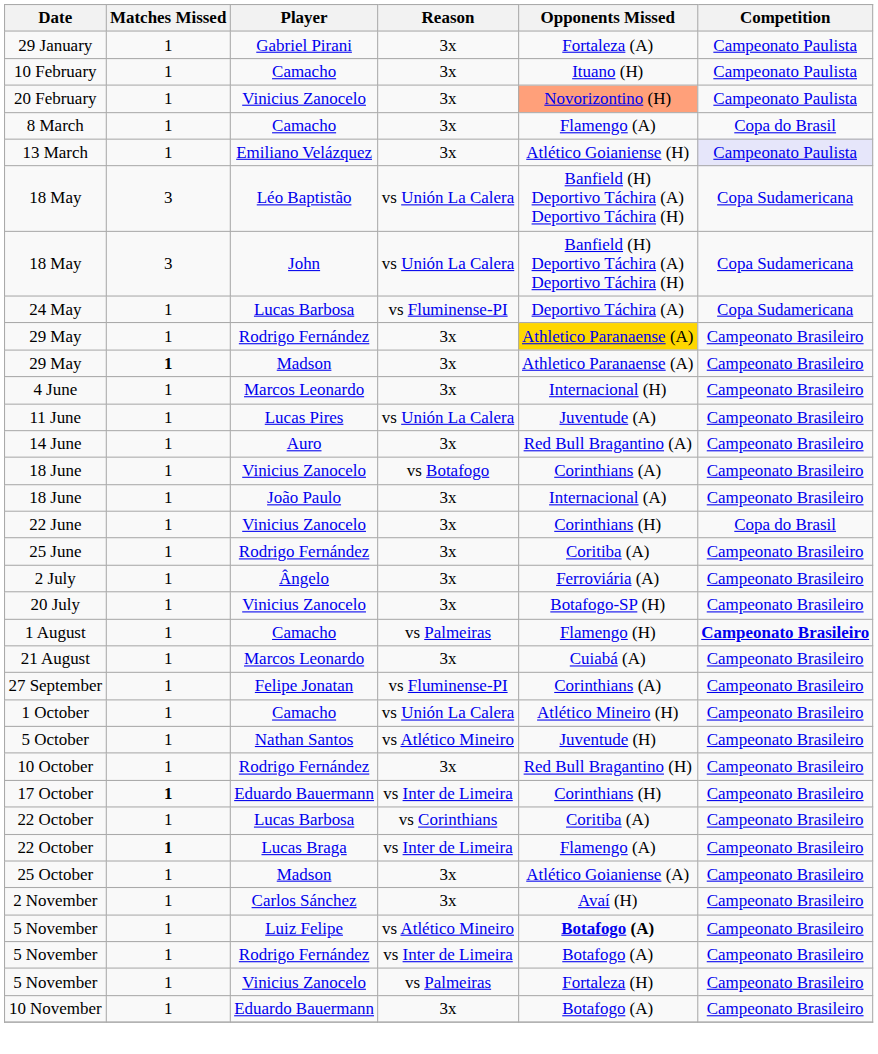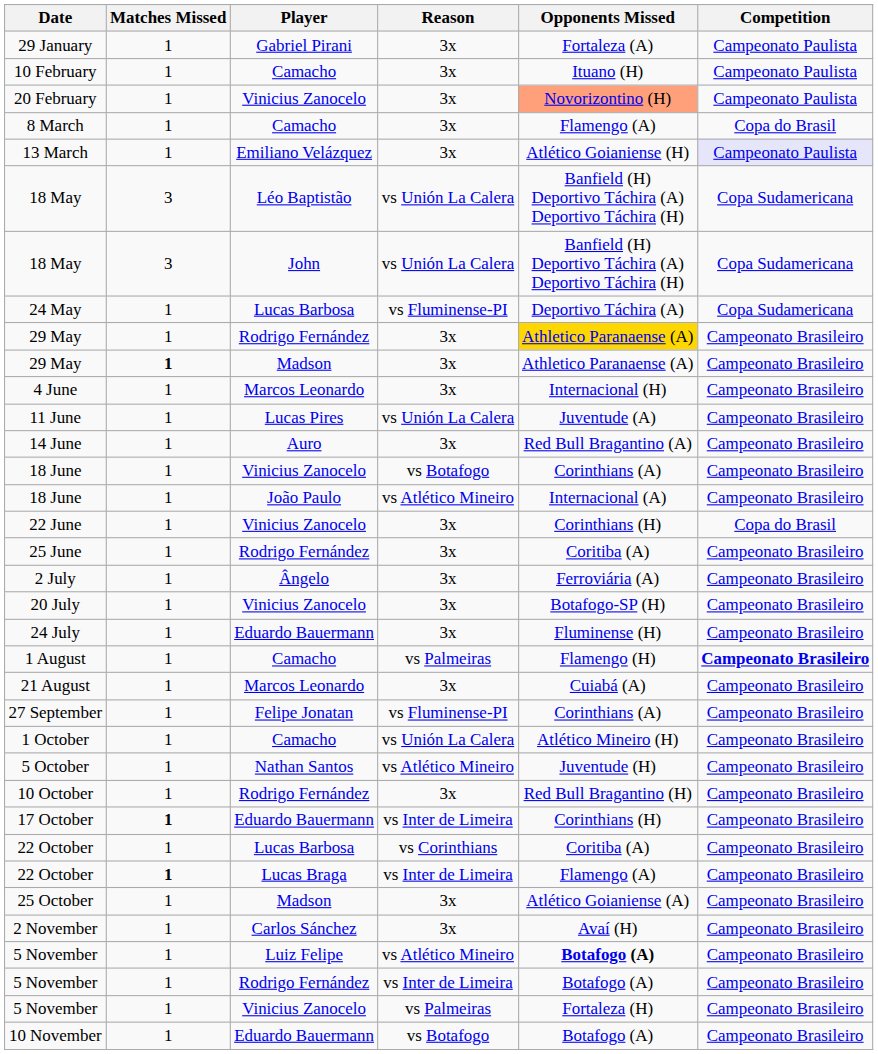(448, 497) 3x -> (448, 497) vs Atlético Mineiro
+ row: (55, 632)
(448, 1008) 3x -> (448, 1035) vs Botafogo
